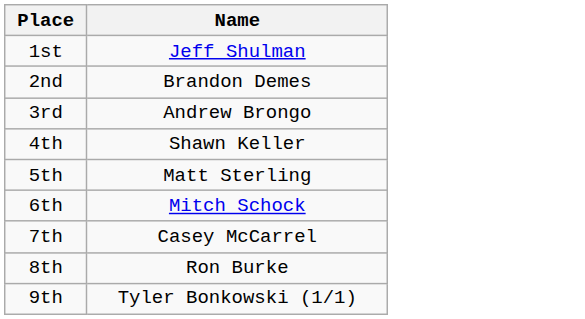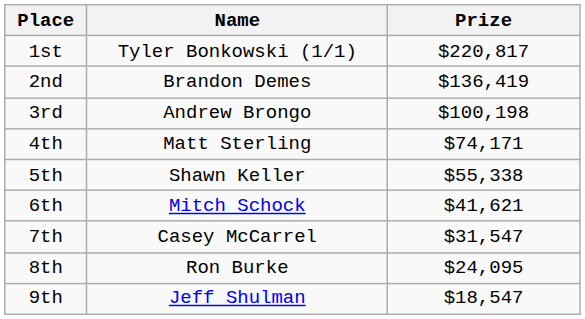+ column: (484, 20)
(237, 51) Jeff Shulman -> (237, 51) Tyler Bonkowski (1/1)
(237, 144) Shawn Keller -> (237, 144) Matt Sterling
(237, 175) Matt Sterling -> (237, 175) Shawn Keller
(237, 299) Tyler Bonkowski (1/1) -> (237, 299) Jeff Shulman
